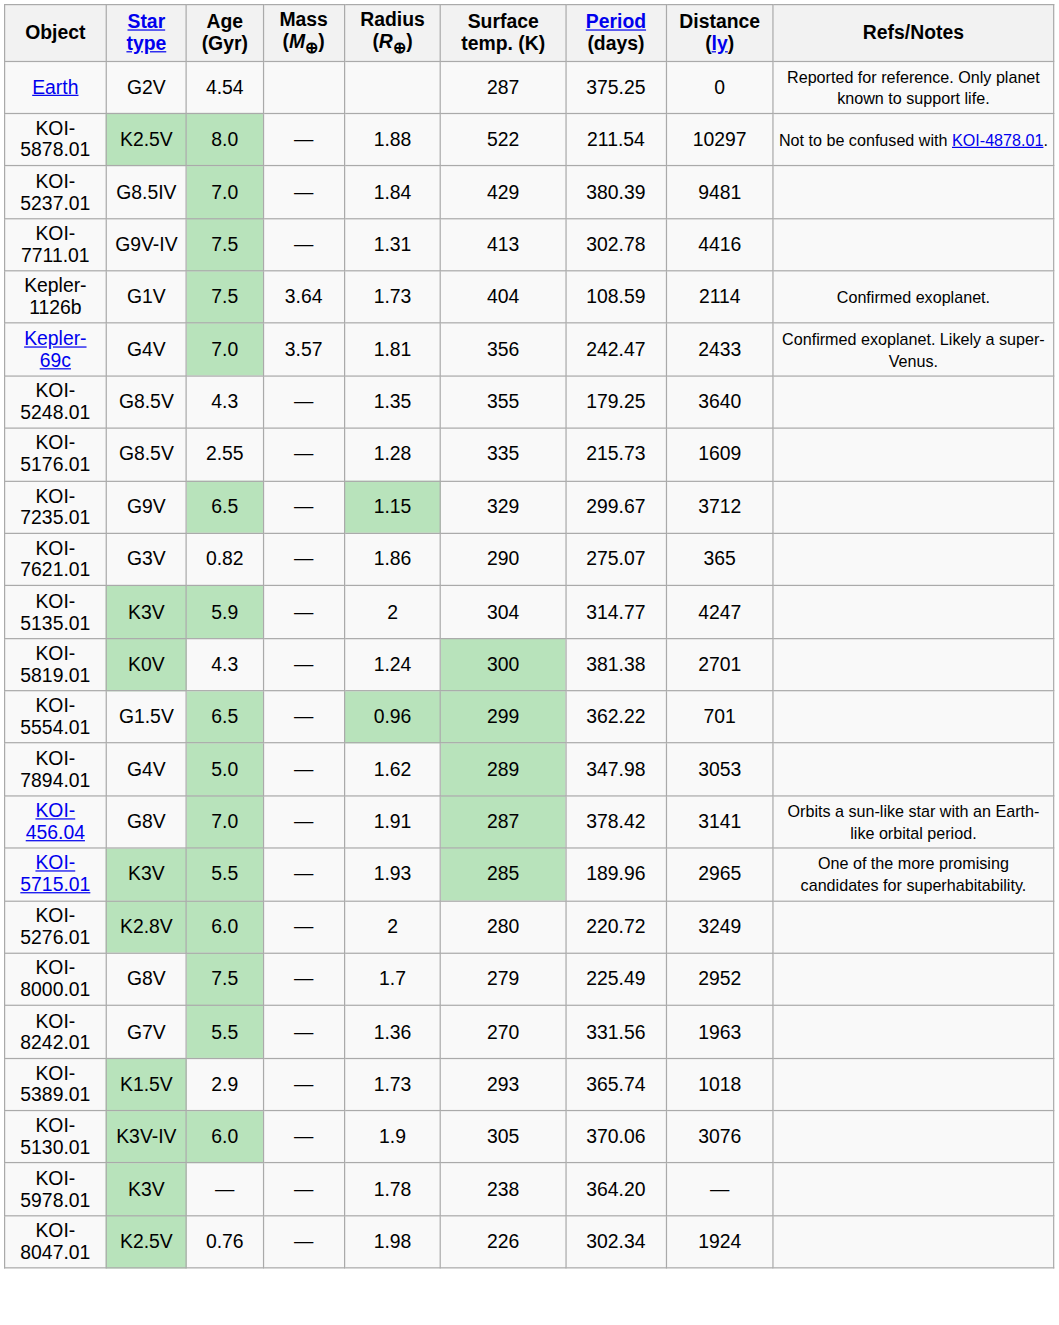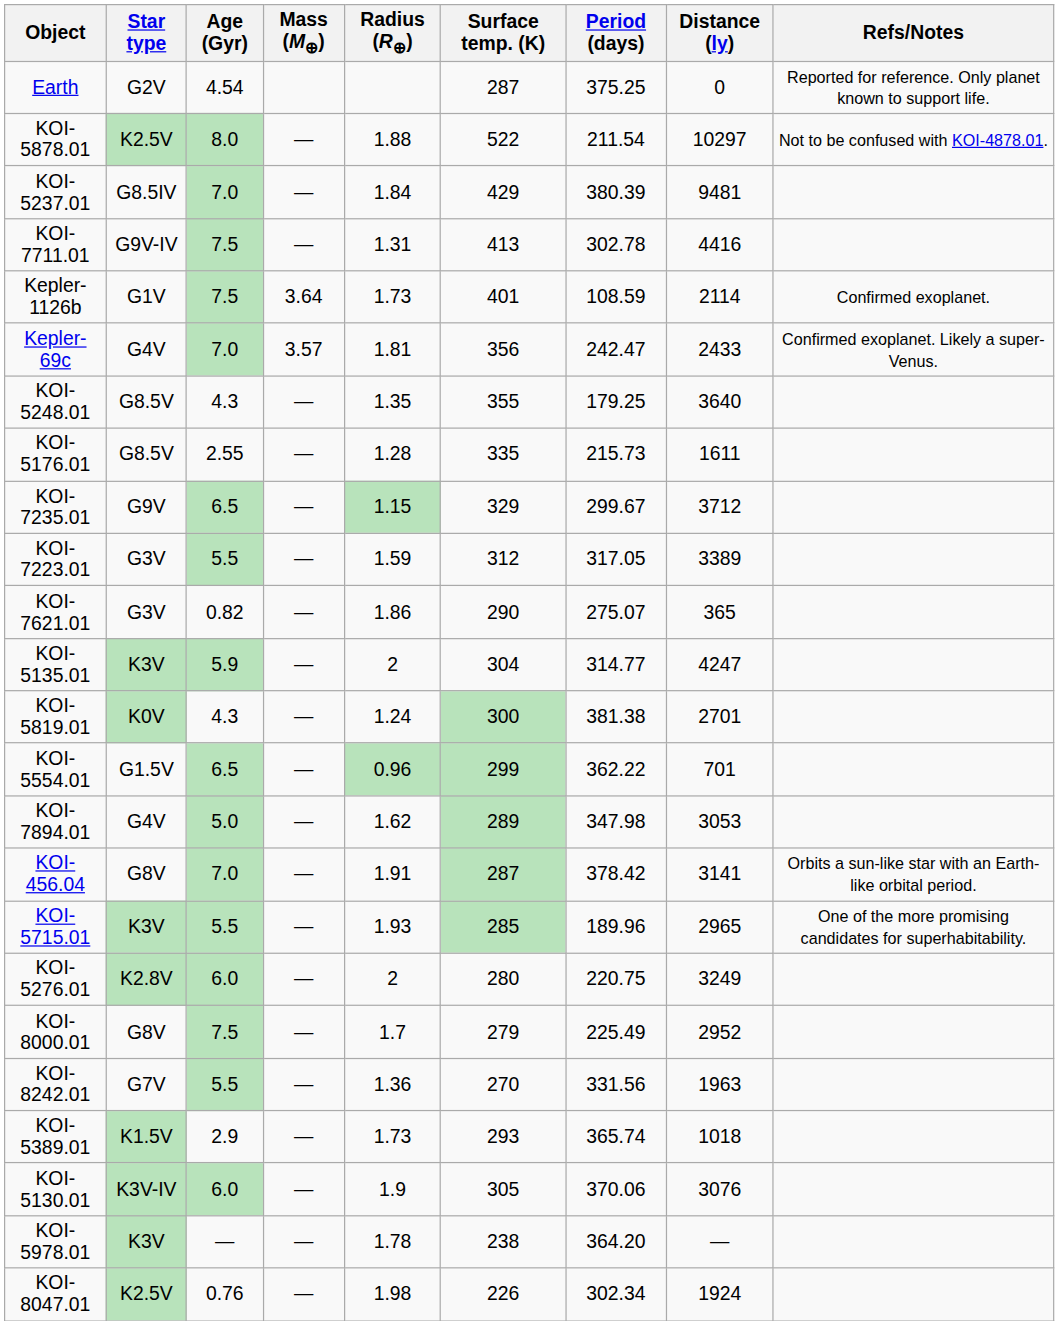(503, 297) 404 -> (503, 297) 401
(720, 454) 1609 -> (720, 454) 1611
+ row: (55, 559)
(616, 926) 220.72 -> (616, 979) 220.75
